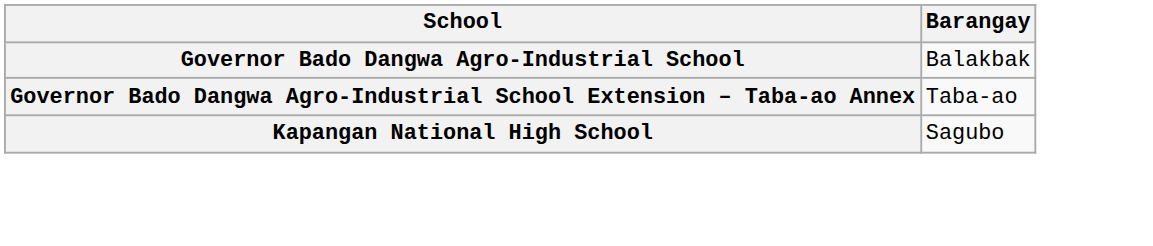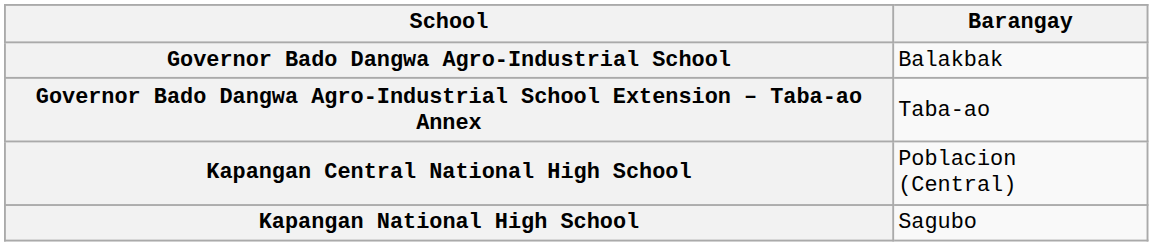+ row: (449, 173)
